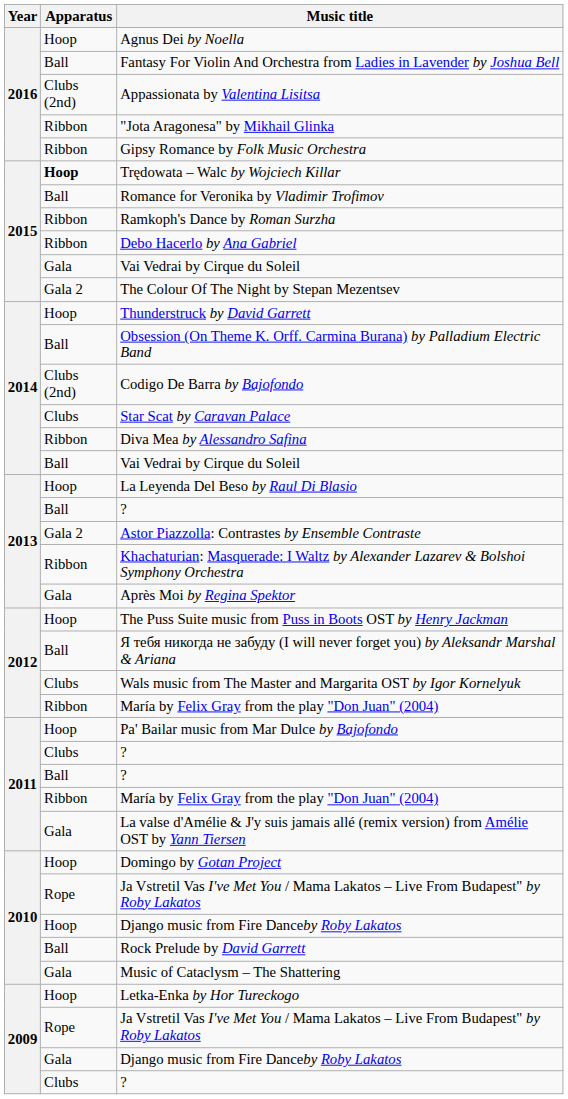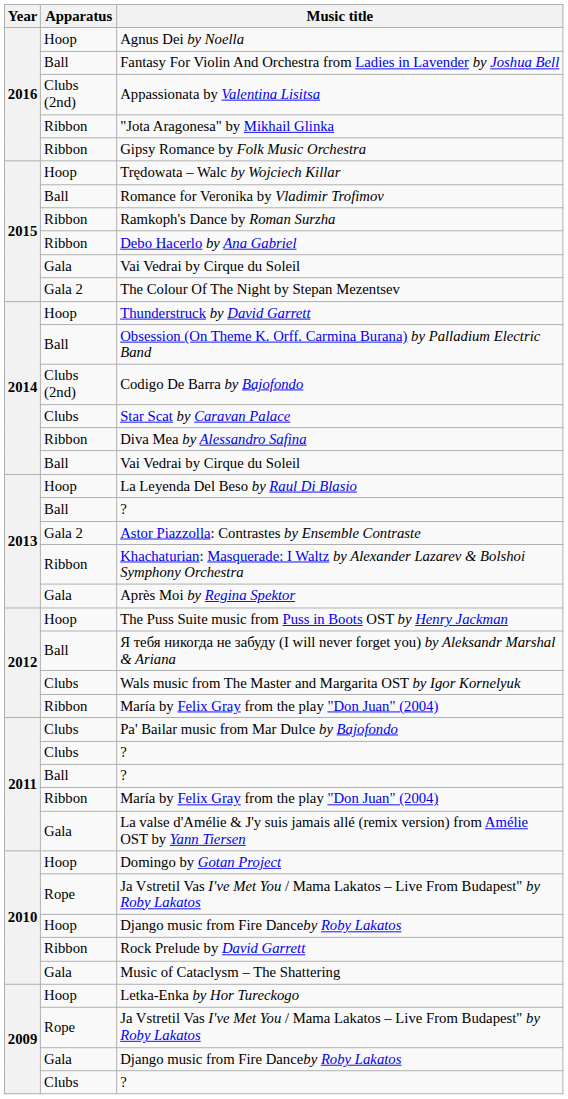(61, 172) bold -> (60, 172) normal
(60, 729) Hoop -> (61, 729) Clubs
(56, 949) Ball -> (66, 949) Ribbon
